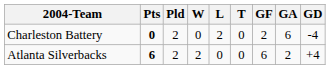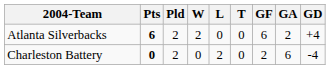rows swapped: (57, 54) <-> (55, 34)
